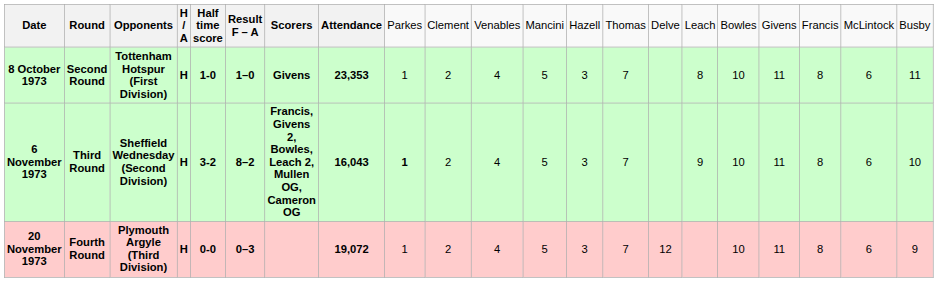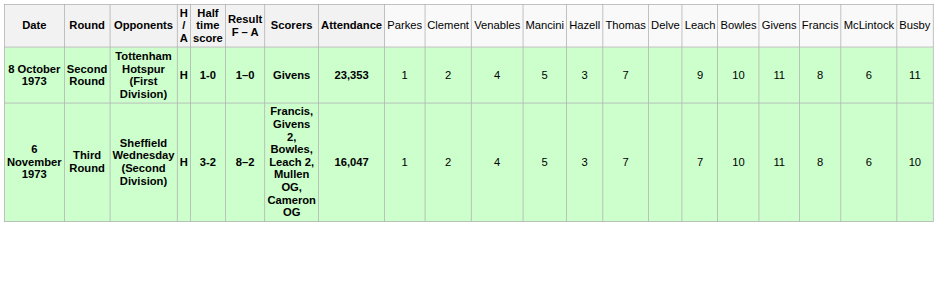(700, 75) 8 -> (700, 75) 9
(352, 162) 16,043 -> (352, 162) 16,047
(405, 162) bold -> (405, 162) normal
(700, 162) 9 -> (700, 162) 7
- row: (34, 249)
